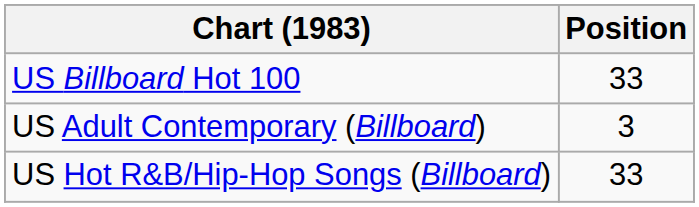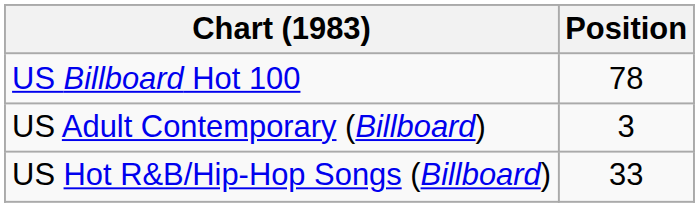(626, 77) 33 -> (626, 77) 78
